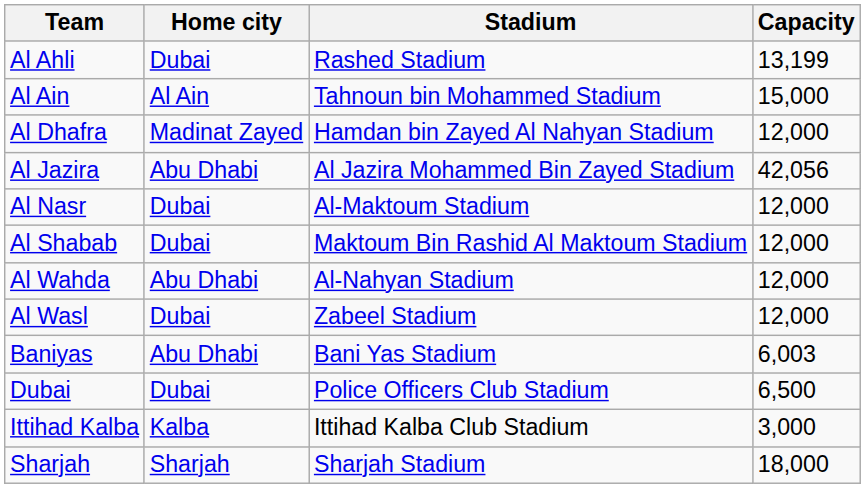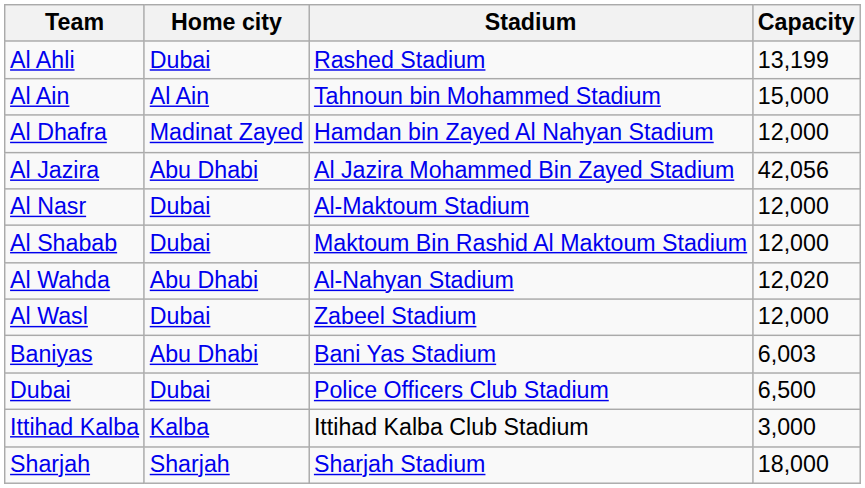(793, 280) 12,000 -> (793, 280) 12,020
